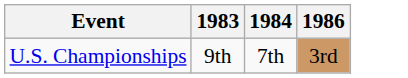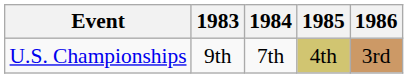+ column: (323, 21)
